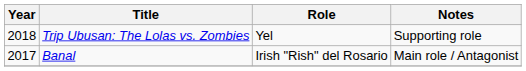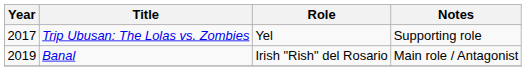(22, 35) 2018 -> (22, 35) 2017
(22, 55) 2017 -> (22, 55) 2019
